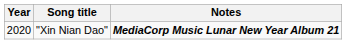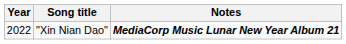(19, 30) 2020 -> (19, 30) 2022
